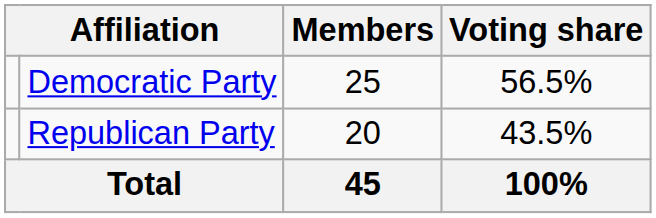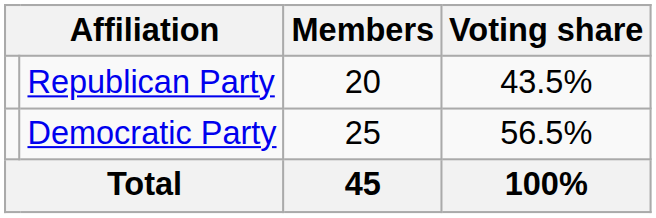rows swapped: (152, 81) <-> (151, 133)
